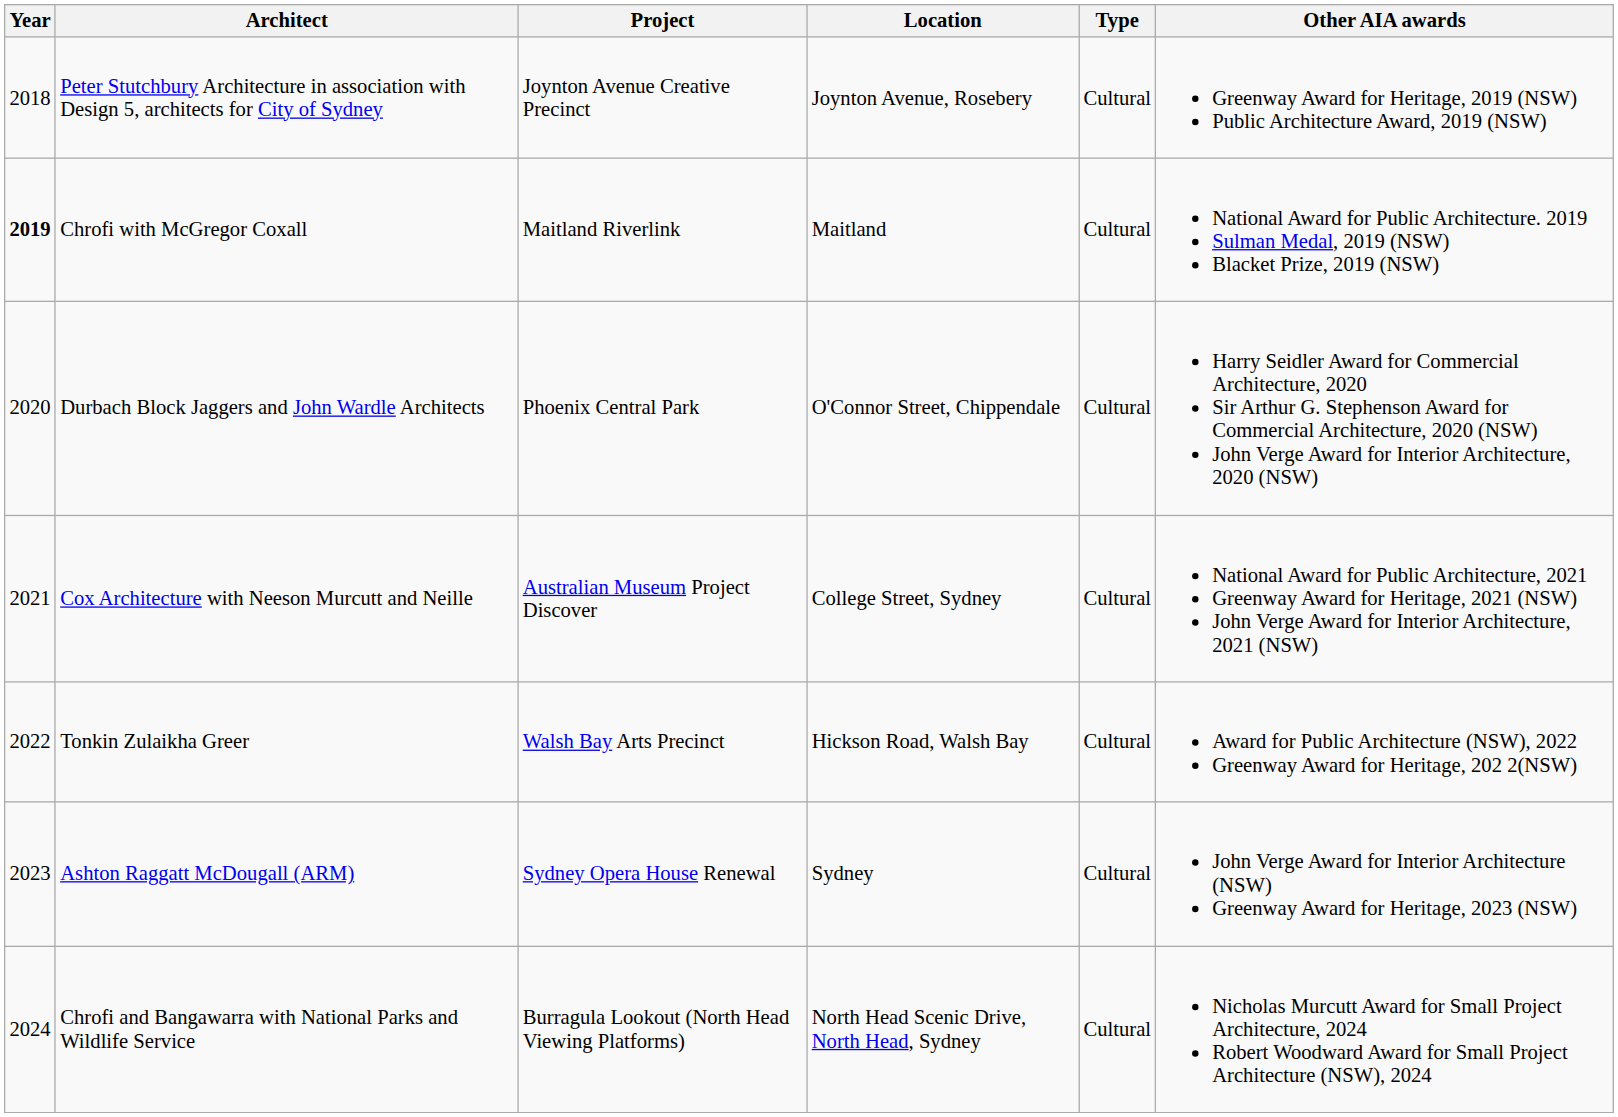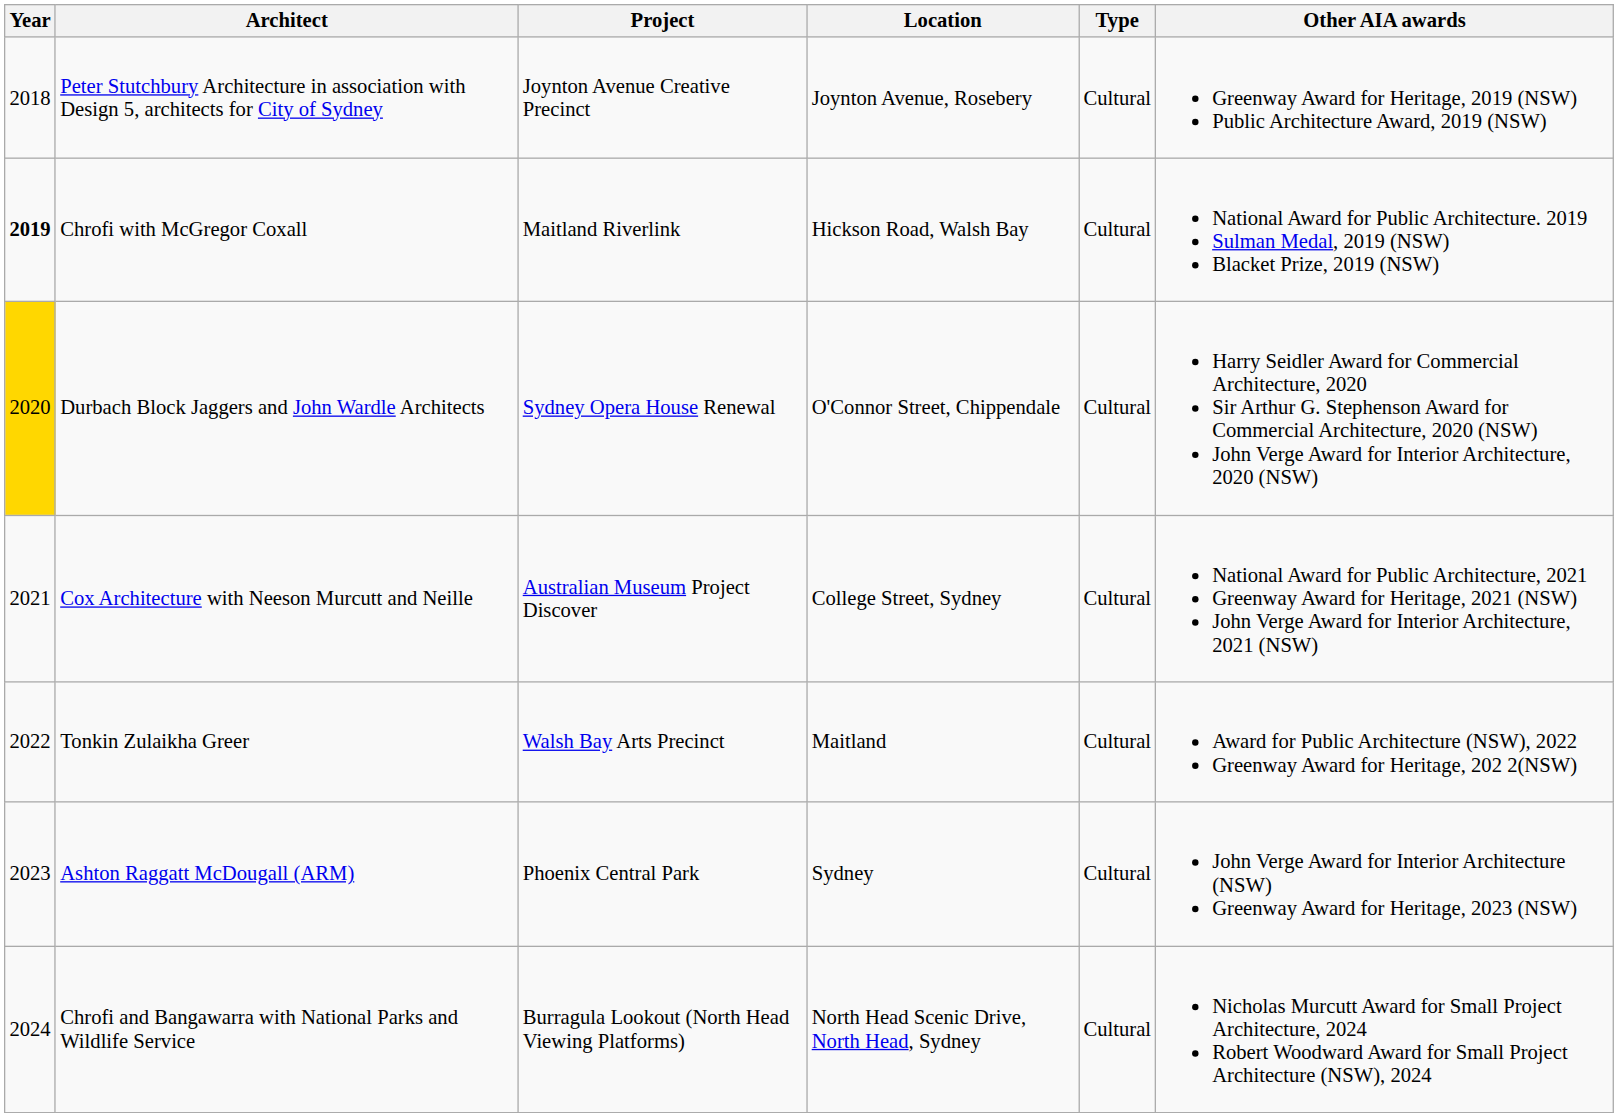(849, 229) Maitland -> (920, 229) Hickson Road, Walsh Bay
(30, 408) no background -> (30, 408) gold background
(611, 408) Phoenix Central Park -> (649, 408) Sydney Opera House Renewal
(920, 741) Hickson Road, Walsh Bay -> (849, 741) Maitland
(649, 873) Sydney Opera House Renewal -> (611, 873) Phoenix Central Park
